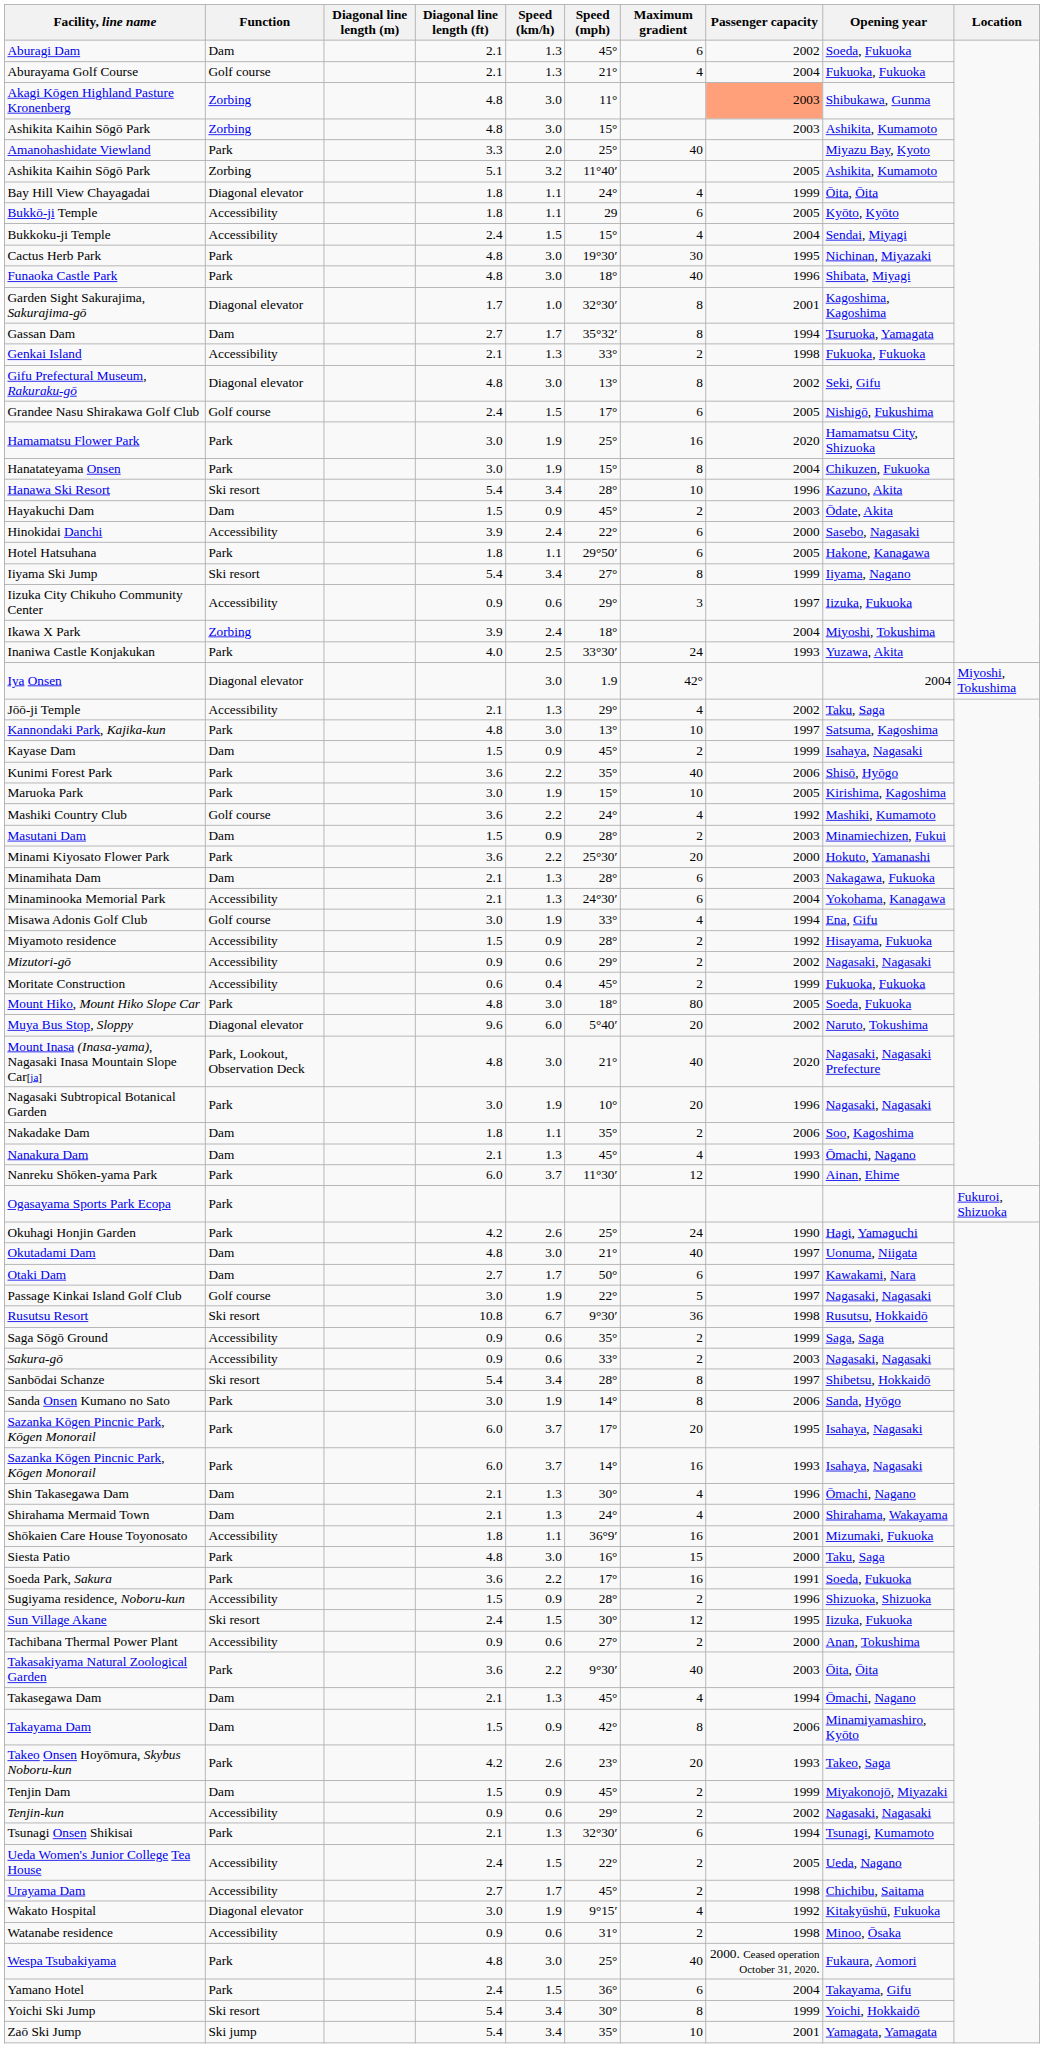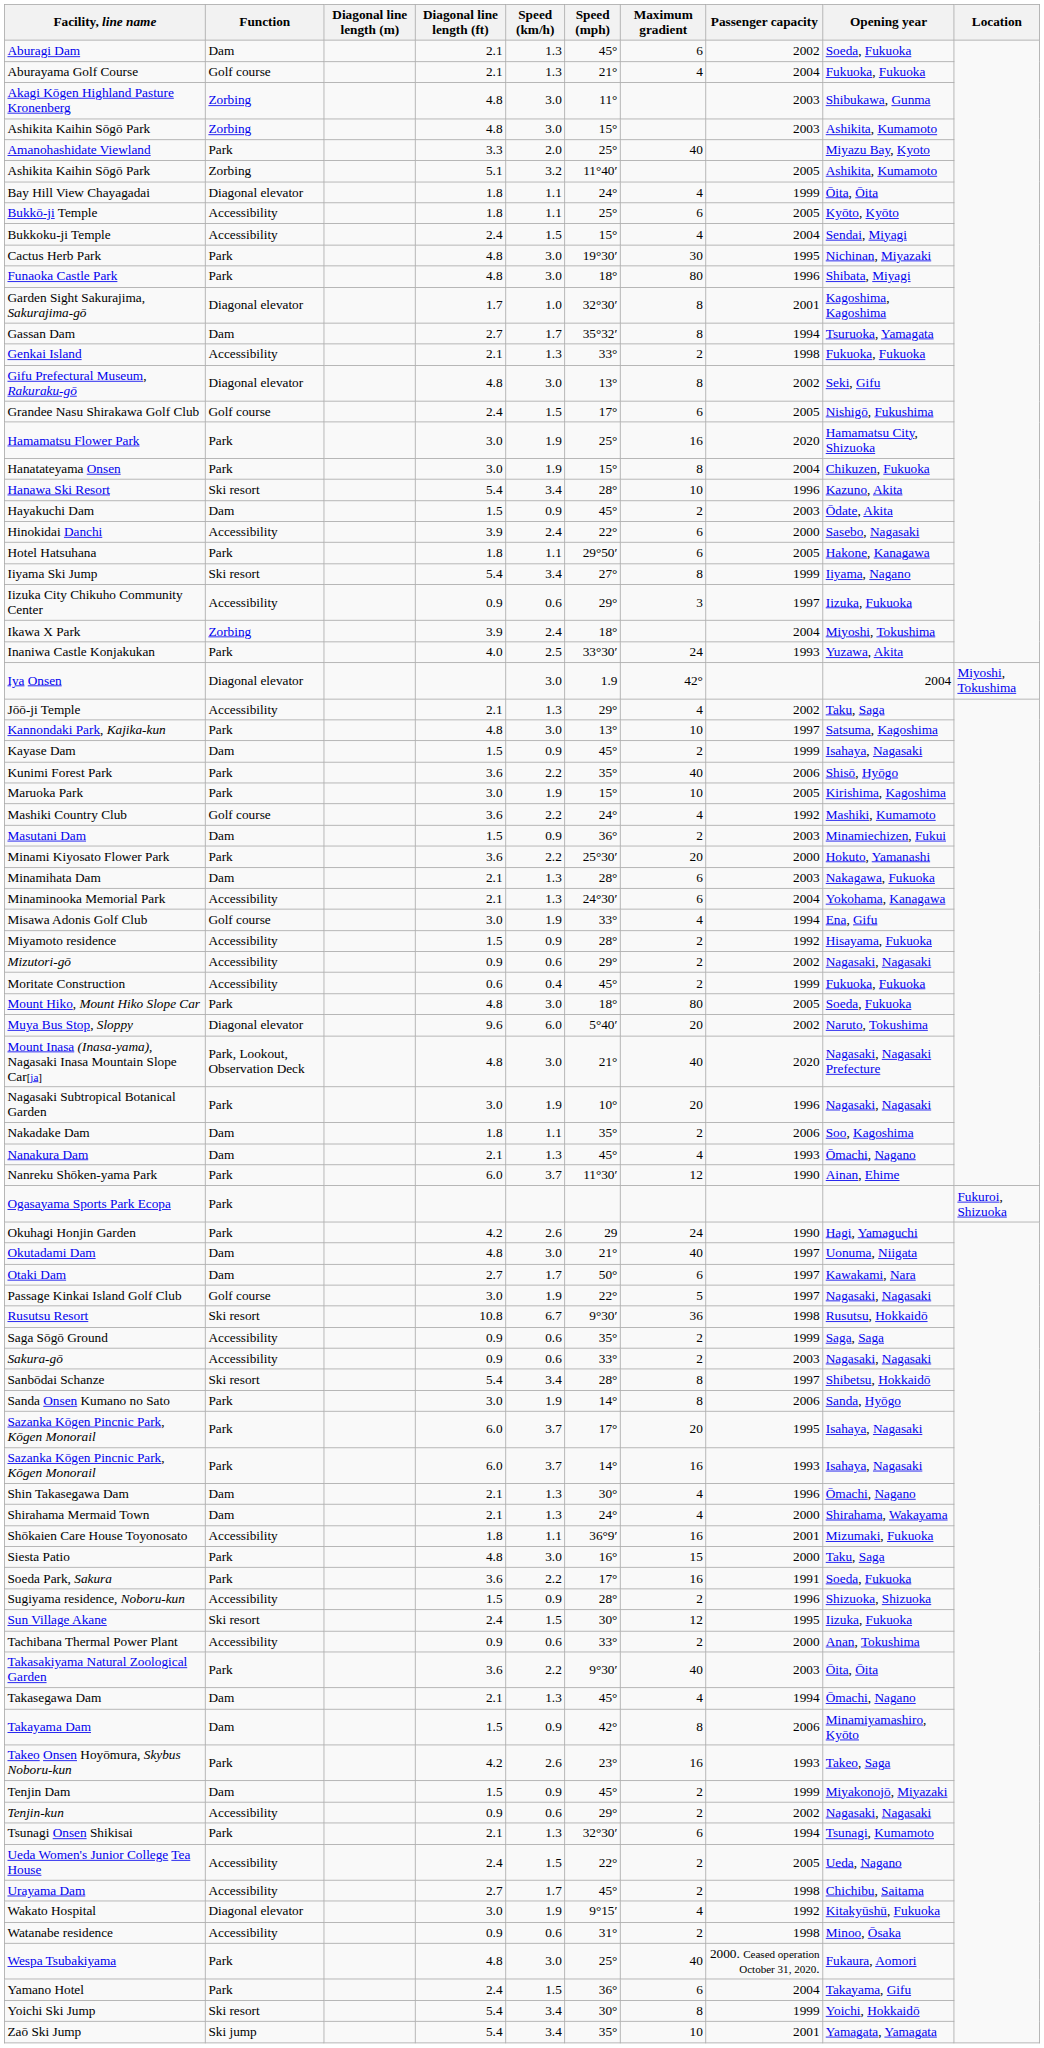(806, 100) lightsalmon background -> (806, 100) no background
(611, 213) 29 -> (608, 213) 25°
(696, 276) 40 -> (696, 276) 80
(608, 835) 28° -> (608, 835) 36°
(608, 1232) 25° -> (611, 1232) 29
(608, 1641) 27° -> (608, 1641) 33°
(696, 1763) 20 -> (696, 1763) 16
